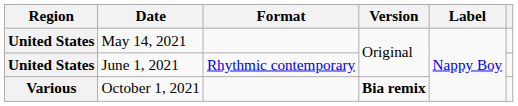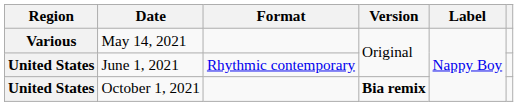(51, 40) United States -> (51, 40) Various
(51, 88) Various -> (51, 88) United States
